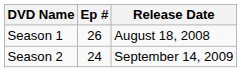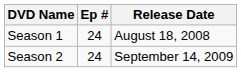(94, 35) 26 -> (94, 35) 24
